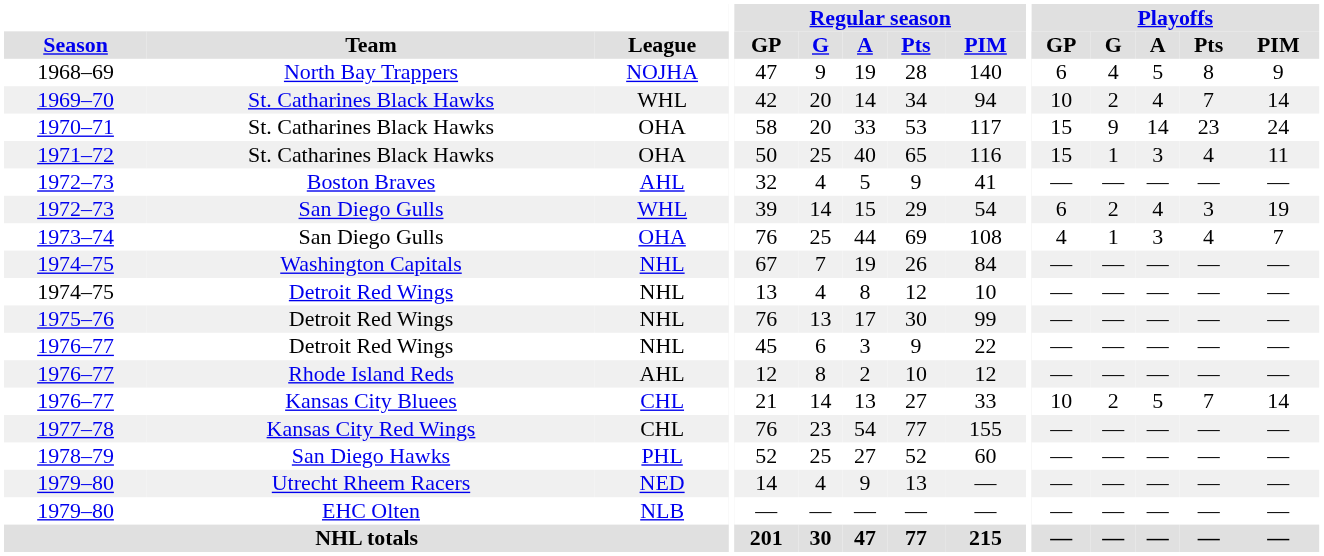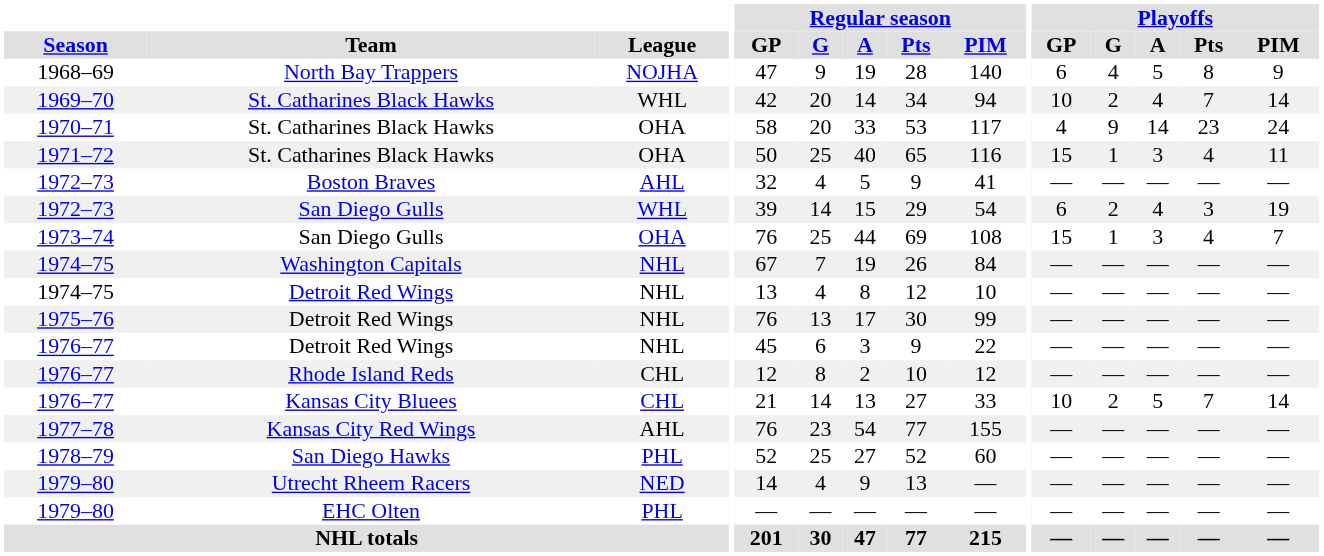(1061, 127) 15 -> (1061, 127) 4
(1061, 236) 4 -> (1061, 236) 15
(662, 373) AHL -> (662, 373) CHL
(662, 428) CHL -> (662, 428) AHL
(662, 510) NLB -> (662, 510) PHL
